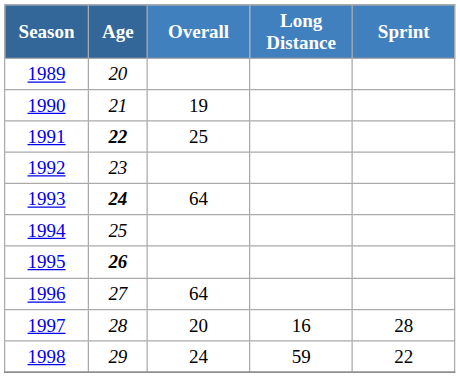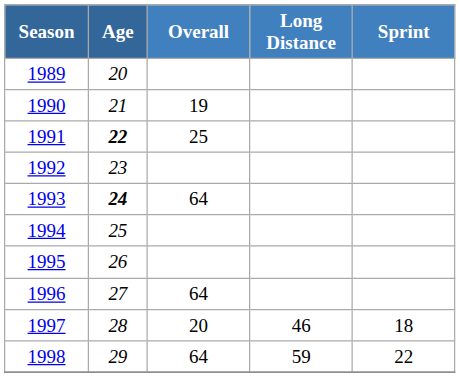(118, 262) bold -> (118, 262) normal
(301, 324) 16 -> (301, 324) 46
(404, 324) 28 -> (404, 324) 18
(199, 356) 24 -> (199, 356) 64
